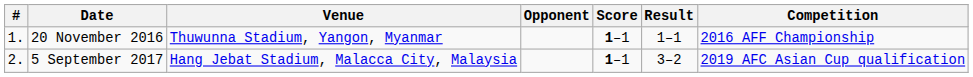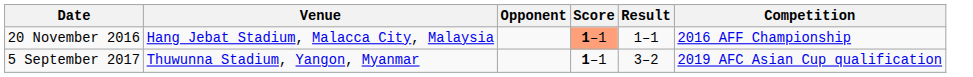- column: (16, 16)
(306, 38) Thuwunna Stadium, Yangon, Myanmar -> (320, 38) Hang Jebat Stadium, Malacca City, Malaysia
(617, 38) no background -> (594, 38) lightsalmon background
(343, 61) Hang Jebat Stadium, Malacca City, Malaysia -> (283, 61) Thuwunna Stadium, Yangon, Myanmar
